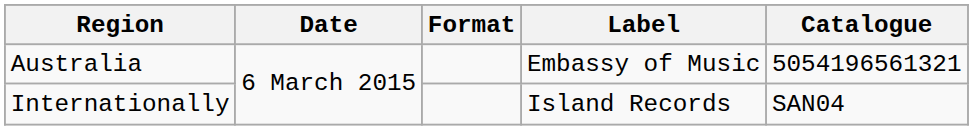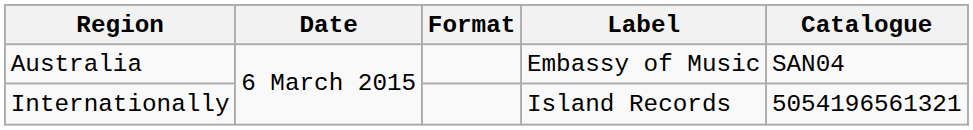(867, 64) 5054196561321 -> (808, 64) SAN04
(808, 104) SAN04 -> (867, 104) 5054196561321
